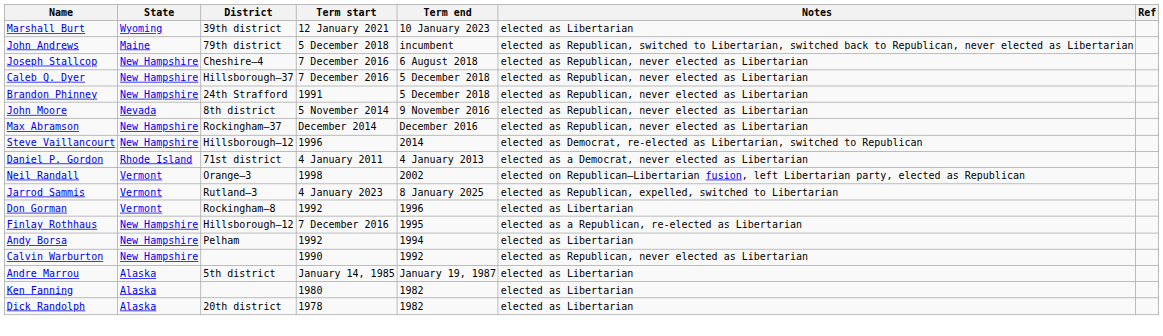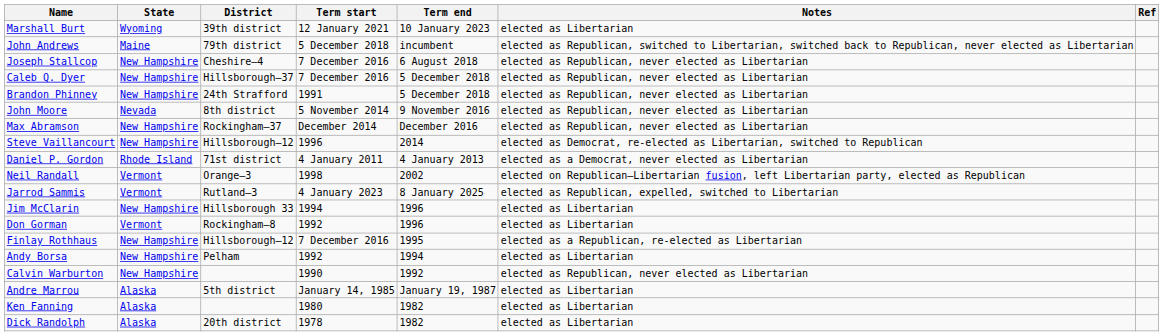+ row: (43, 208)
